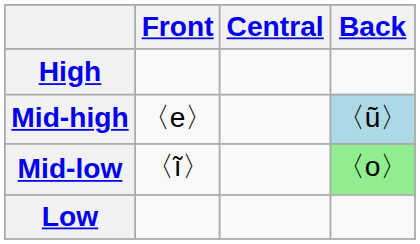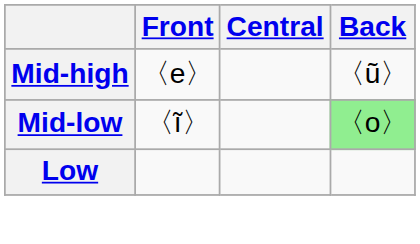- row: (70, 71)
(373, 117) lightblue background -> (373, 73) no background
